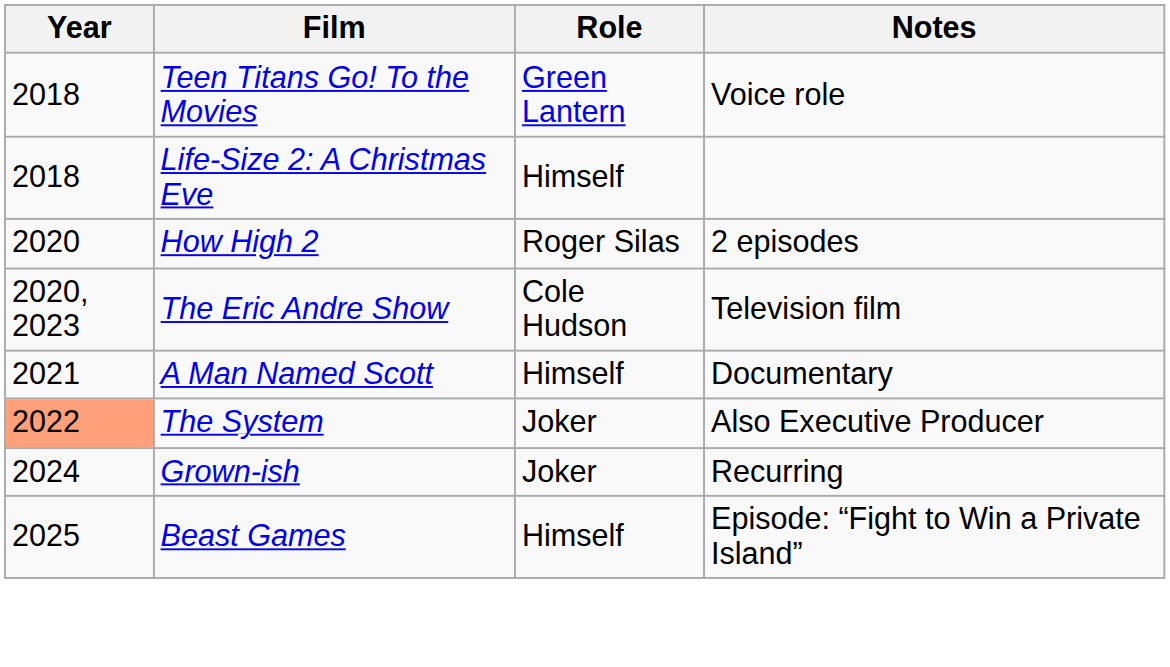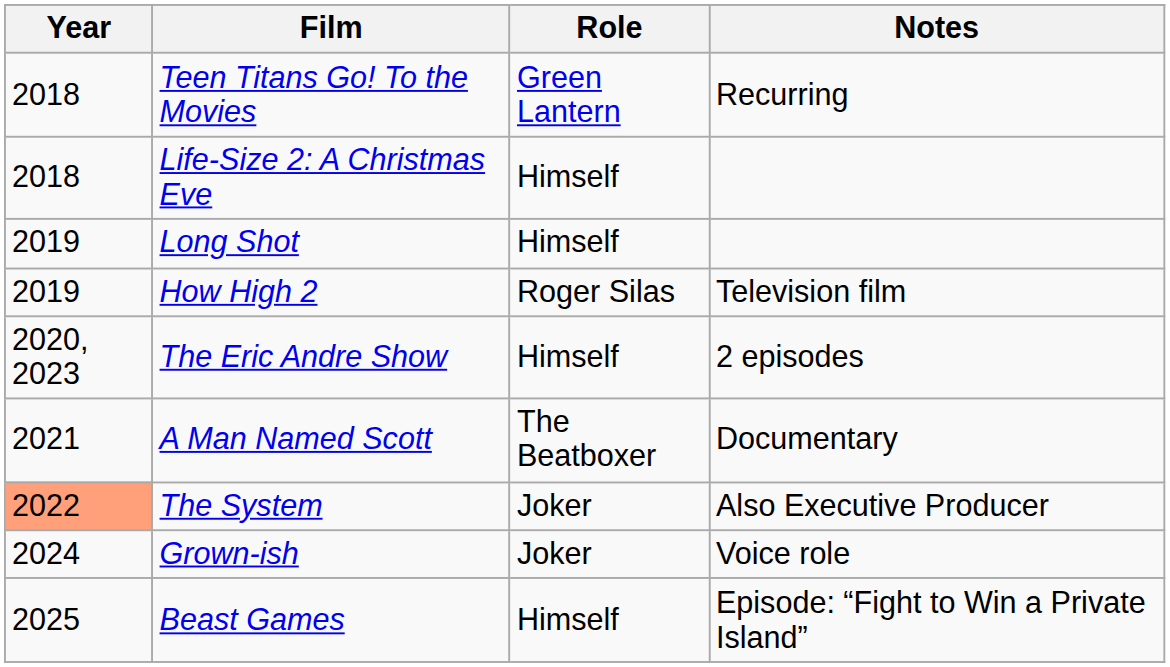(778, 94) Voice role -> (782, 94) Recurring
+ row: (229, 242)
(46, 242) 2020 -> (46, 291) 2019
(785, 242) 2 episodes -> (811, 291) Television film
(575, 308) Cole Hudson -> (568, 357) Himself
(806, 308) Television film -> (790, 357) 2 episodes
(573, 374) Himself -> (587, 439) The Beatboxer
(777, 471) Recurring -> (783, 553) Voice role
